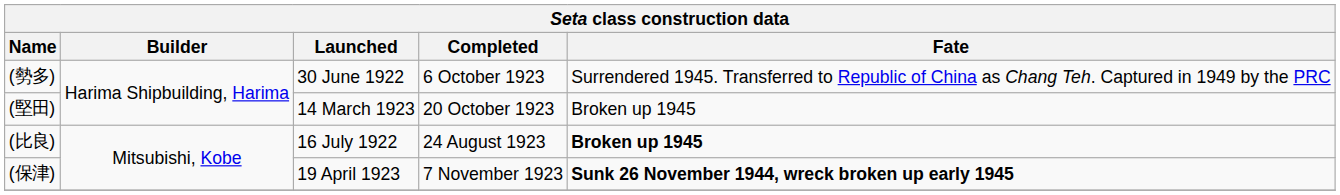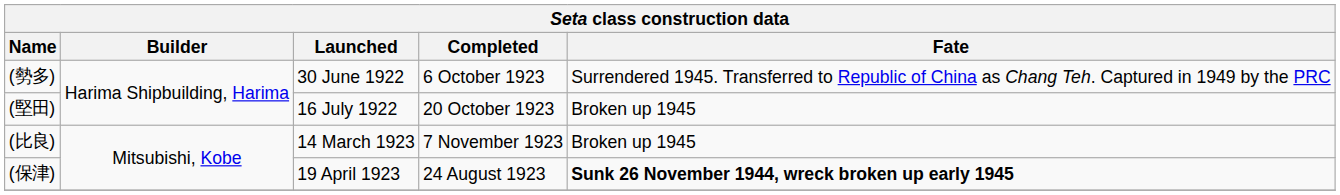(356, 109) 14 March 1923 -> (347, 109) 16 July 1922
(347, 142) 16 July 1922 -> (356, 142) 14 March 1923
(484, 142) 24 August 1923 -> (493, 142) 7 November 1923
(637, 142) bold -> (633, 142) normal
(493, 175) 7 November 1923 -> (484, 175) 24 August 1923
